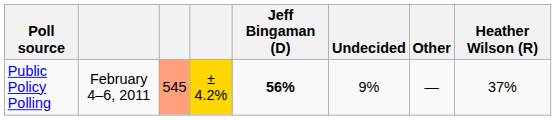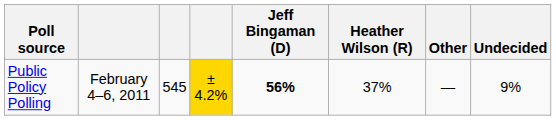columns swapped: (502, 40) <-> (369, 48)
(174, 87) lightsalmon background -> (174, 87) no background
